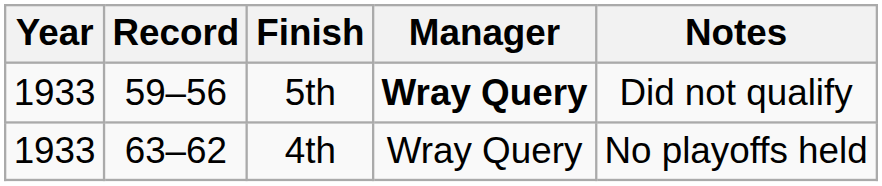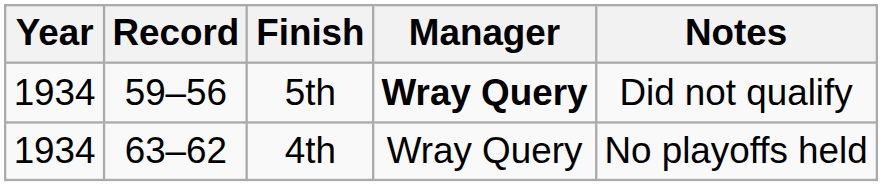(55, 92) 1933 -> (55, 92) 1934
(55, 150) 1933 -> (55, 150) 1934
